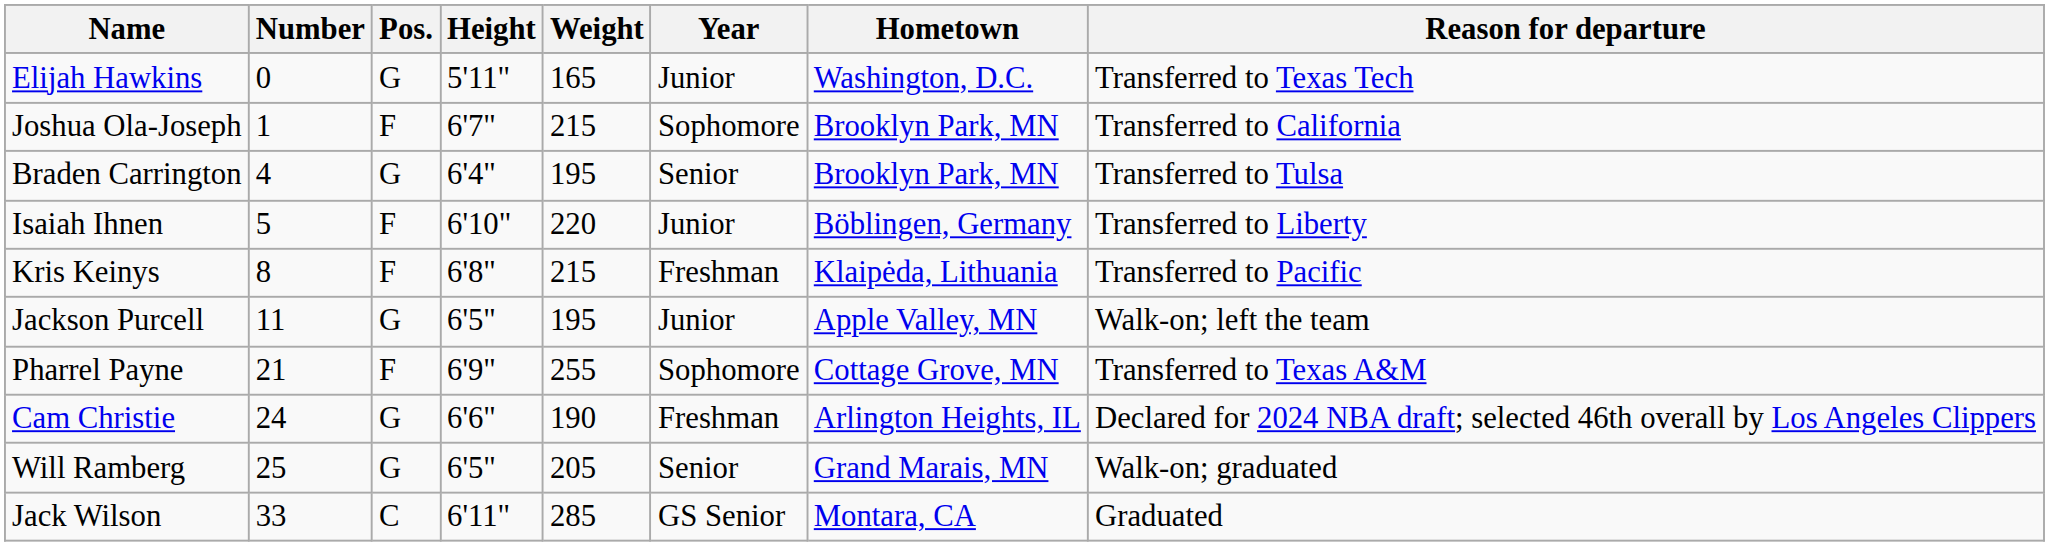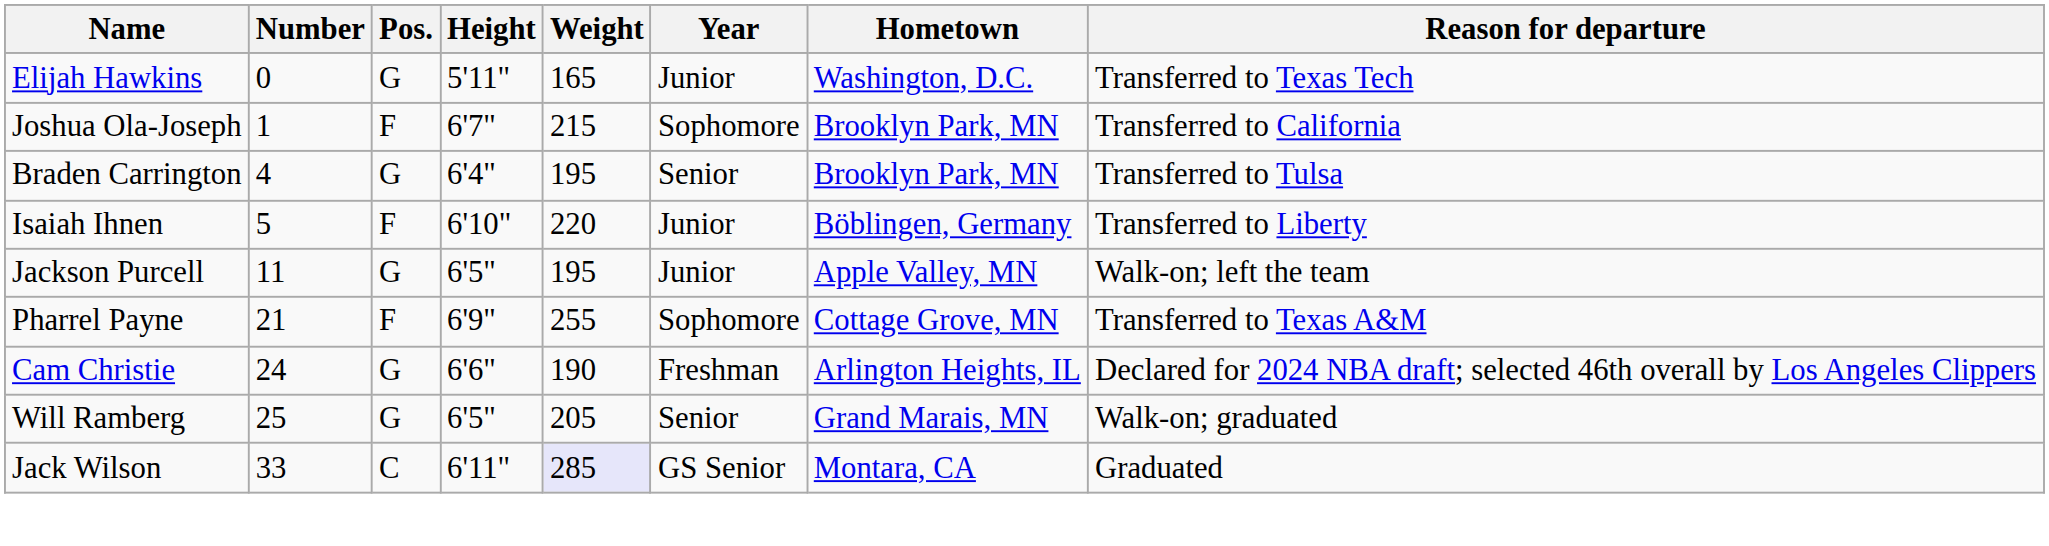- row: (86, 272)
(573, 516) no background -> (573, 467) lavender background
